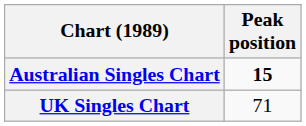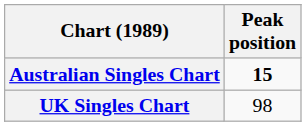(263, 105) 71 -> (263, 105) 98
